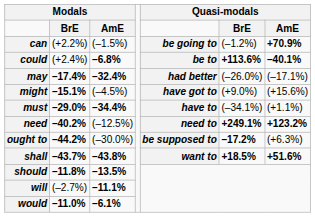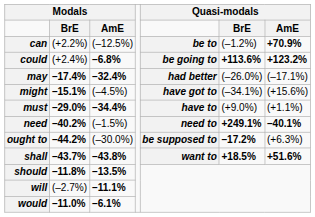(110, 44) (–1.5%) -> (113, 44) (–12.5%)
(190, 44) be going to -> (205, 44) be to
(205, 60) be to -> (190, 60) be going to
(284, 60) –40.1% -> (287, 60) +123.2%
(239, 92) (+9.0%) -> (242, 92) (–34.1%)
(242, 108) (–34.1%) -> (239, 108) (+9.0%)
(113, 124) (–12.5%) -> (110, 124) (–1.5%)
(287, 124) +123.2% -> (284, 124) –40.1%
